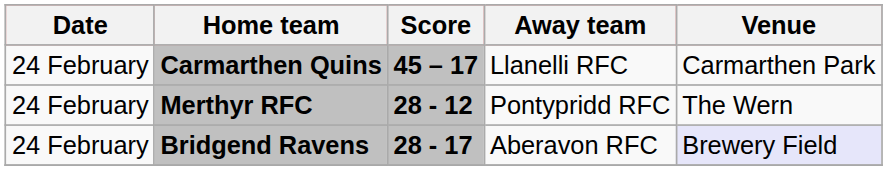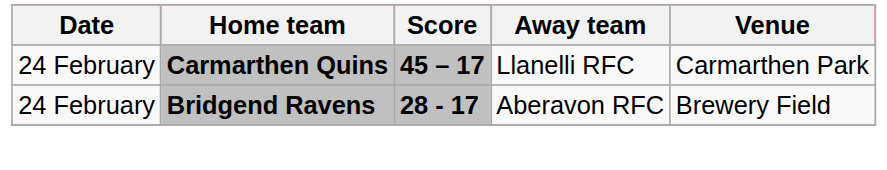- row: (237, 105)
(760, 145) lavender background -> (753, 105) no background
